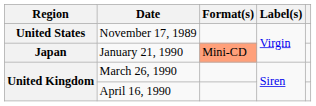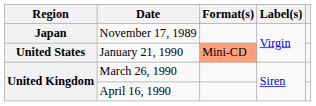(51, 33) United States -> (51, 33) Japan
(51, 52) Japan -> (51, 52) United States
